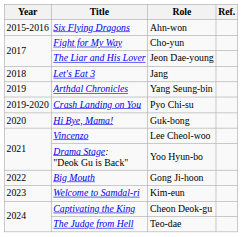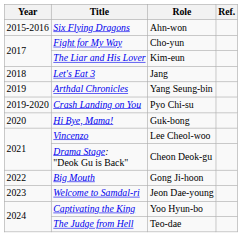(182, 58) Jeon Dae-young -> (167, 58) Kim-eun
(177, 157) Yoo Hyun-bo -> (181, 157) Cheon Deok-gu
(167, 193) Kim-eun -> (182, 193) Jeon Dae-young
(181, 208) Cheon Deok-gu -> (177, 208) Yoo Hyun-bo
